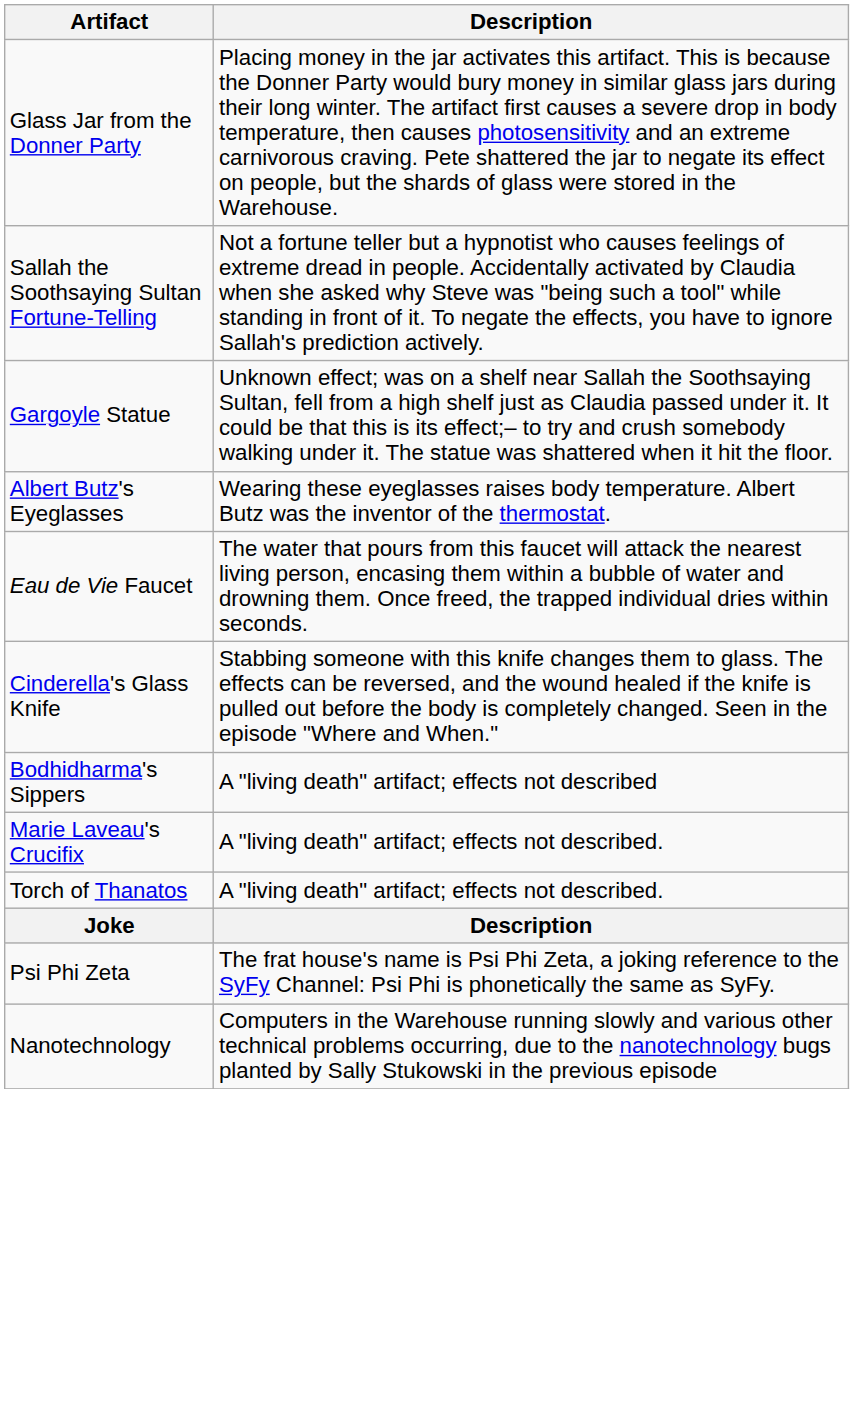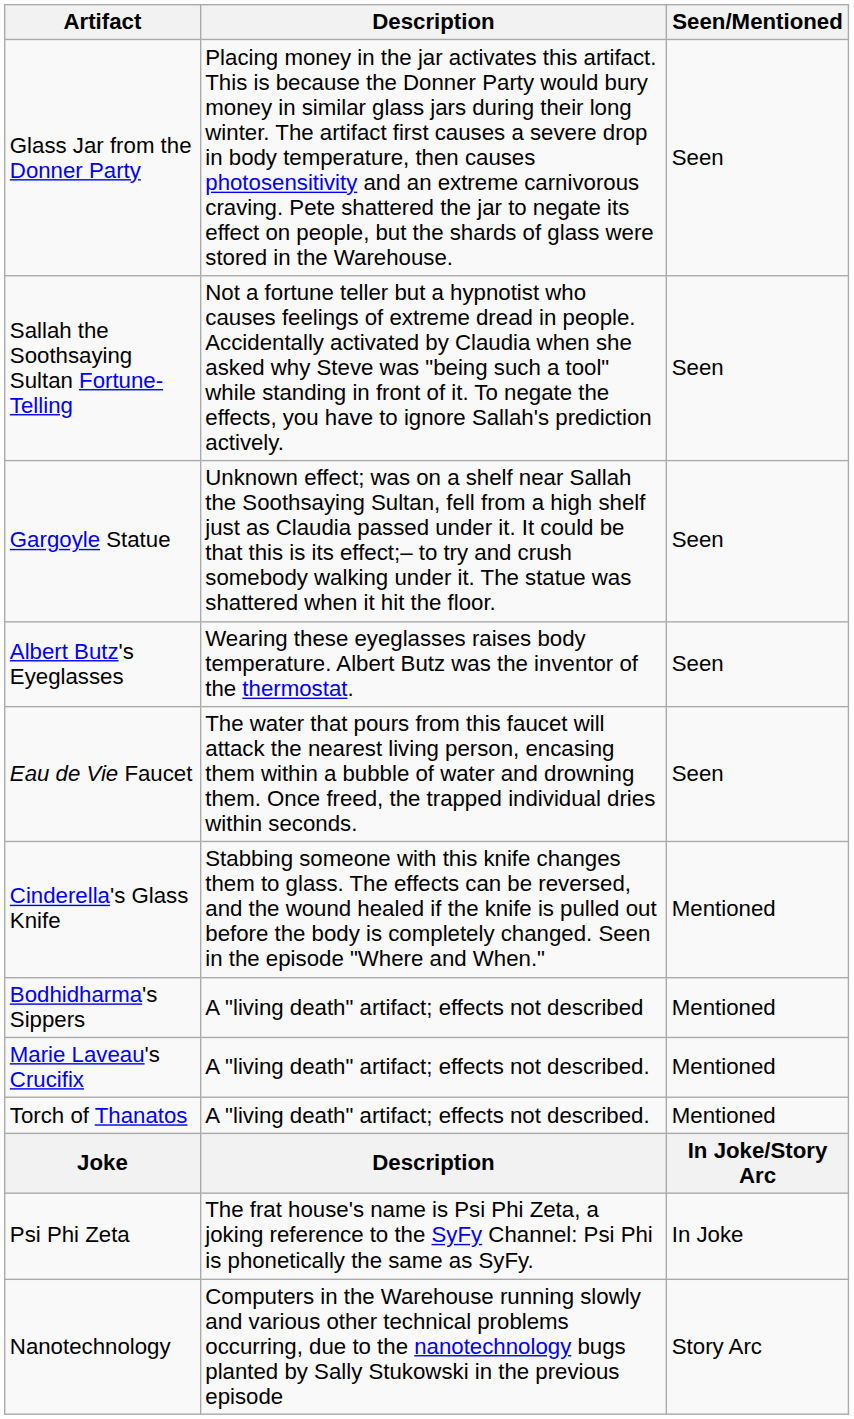+ column: (758, 22)
